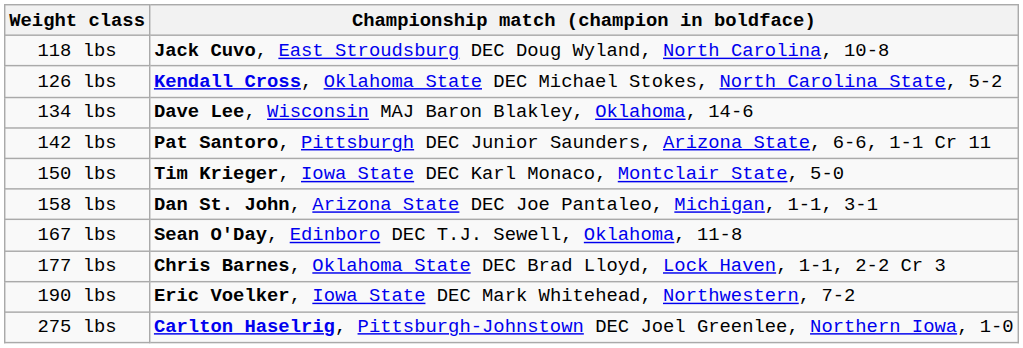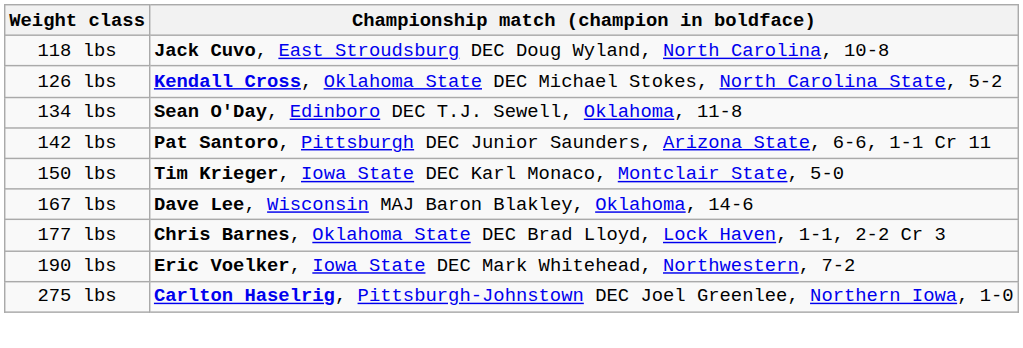(454, 112) Dave Lee, Wisconsin MAJ Baron Blakley, Oklahoma, 14-6 -> (448, 112) Sean O'Day, Edinboro DEC T.J. Sewell, Oklahoma, 11-8
- row: (77, 204)
(448, 235) Sean O'Day, Edinboro DEC T.J. Sewell, Oklahoma, 11-8 -> (454, 204) Dave Lee, Wisconsin MAJ Baron Blakley, Oklahoma, 14-6
